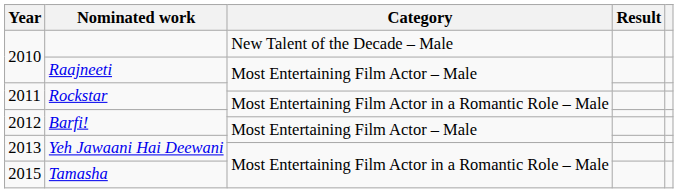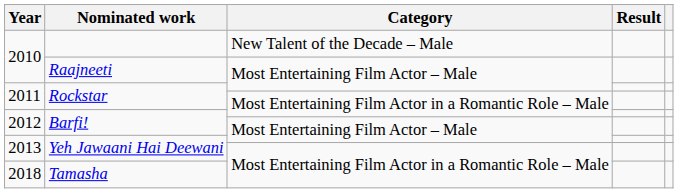(25, 174) 2015 -> (25, 174) 2018
